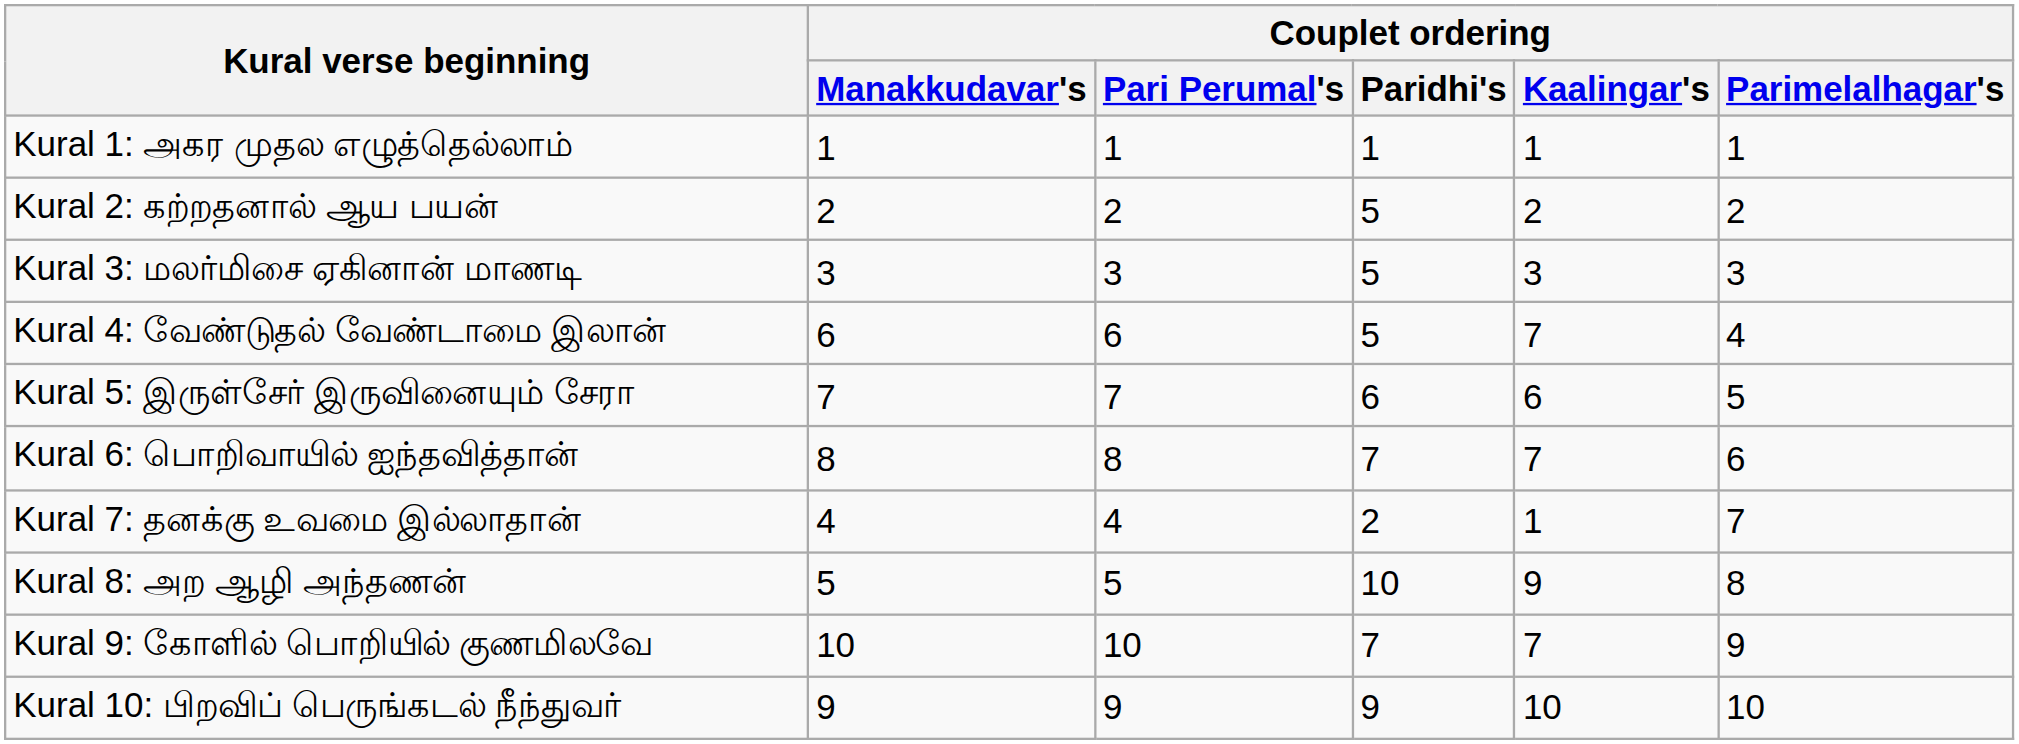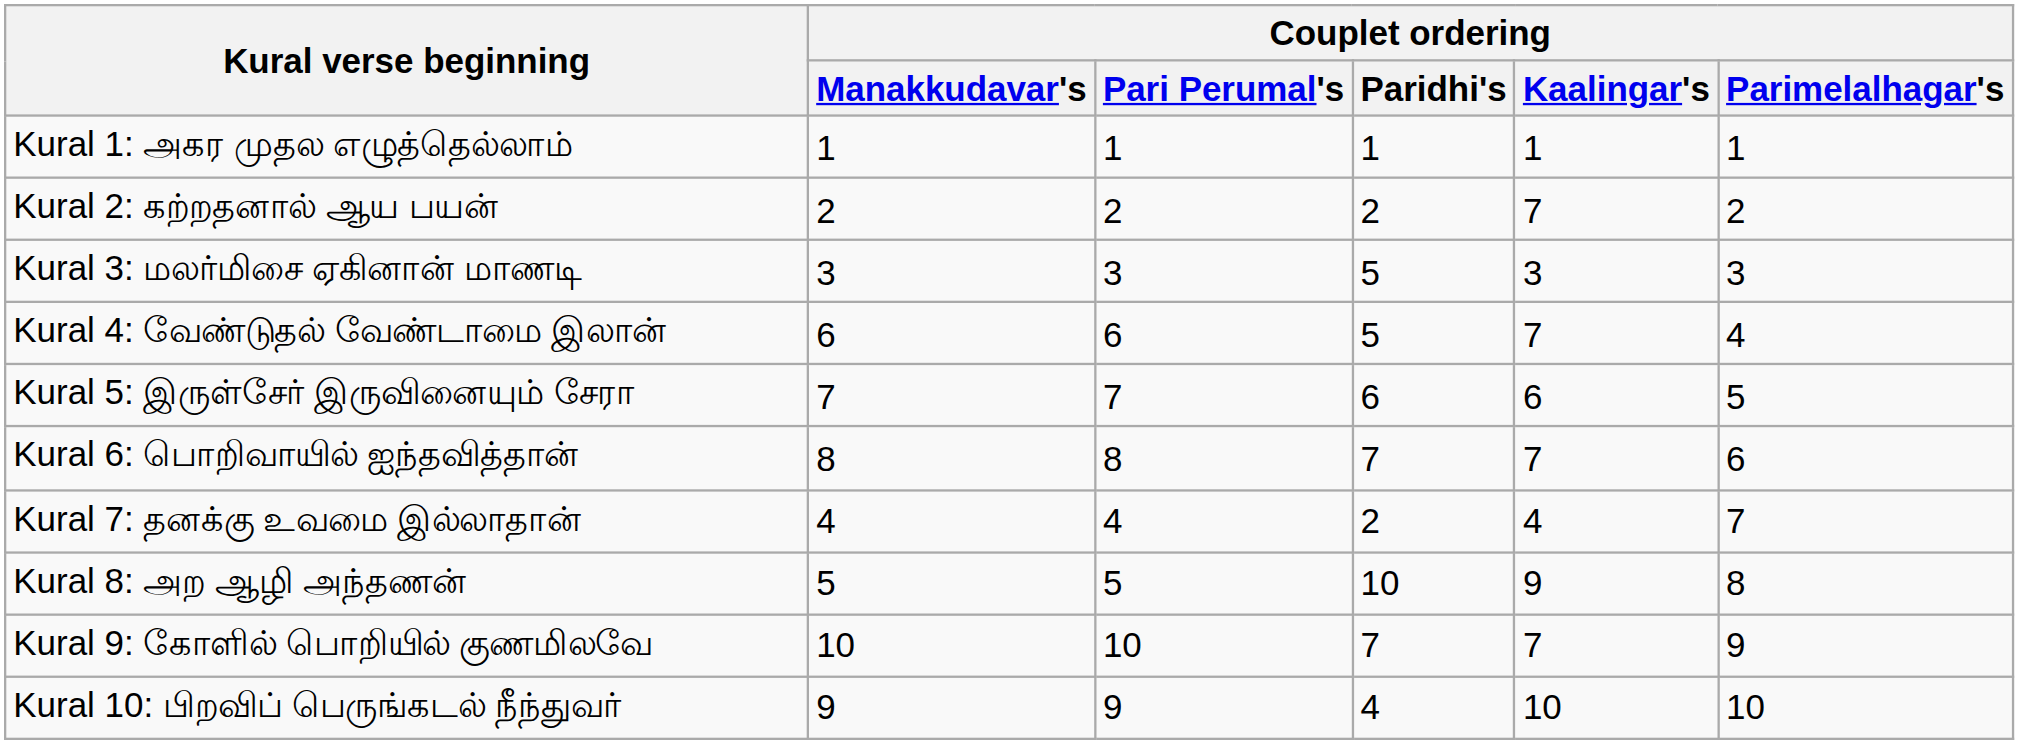(1370, 209) 5 -> (1370, 209) 2
(1533, 209) 2 -> (1533, 209) 7
(1533, 521) 1 -> (1533, 521) 4
(1370, 707) 9 -> (1370, 707) 4
